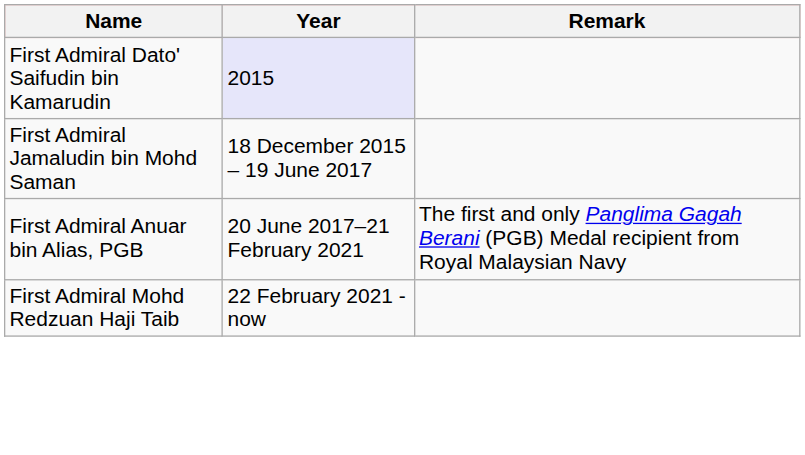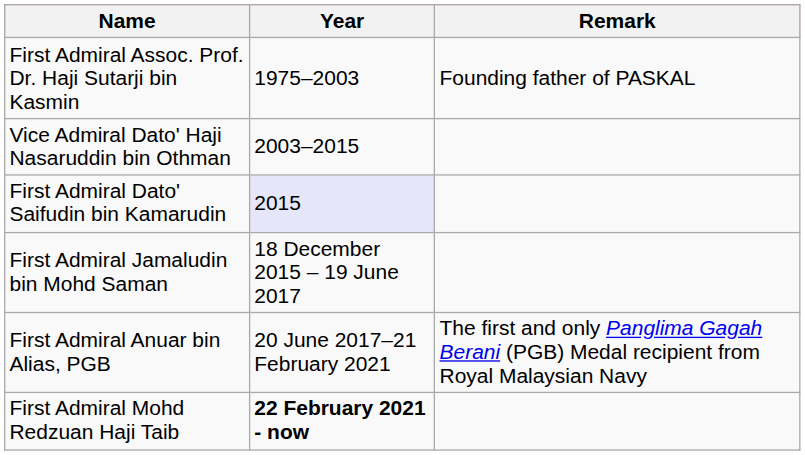+ row: (127, 77)
+ row: (120, 146)
(317, 307) normal -> (340, 420) bold
